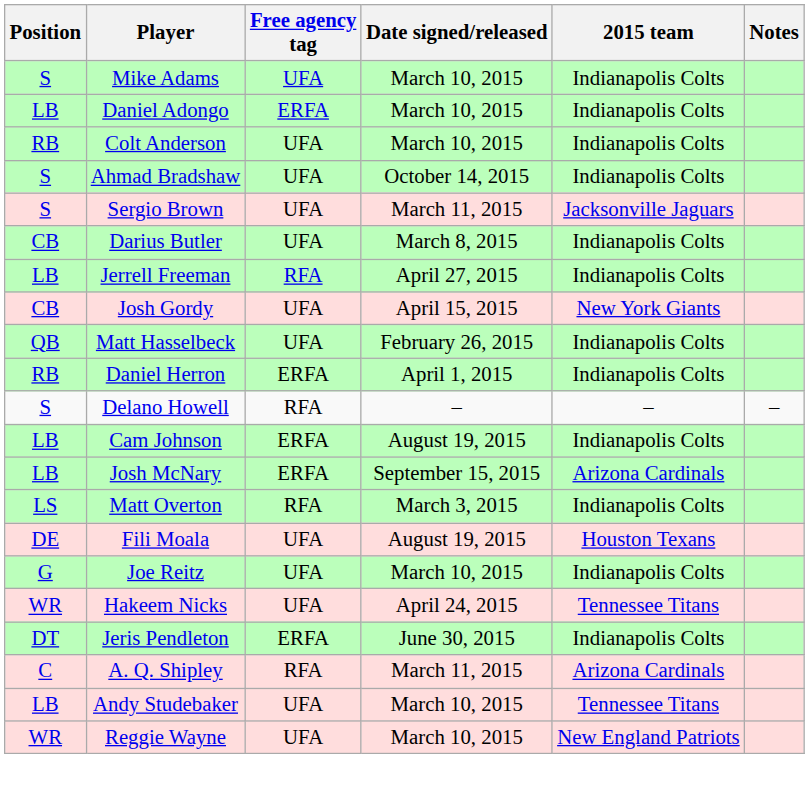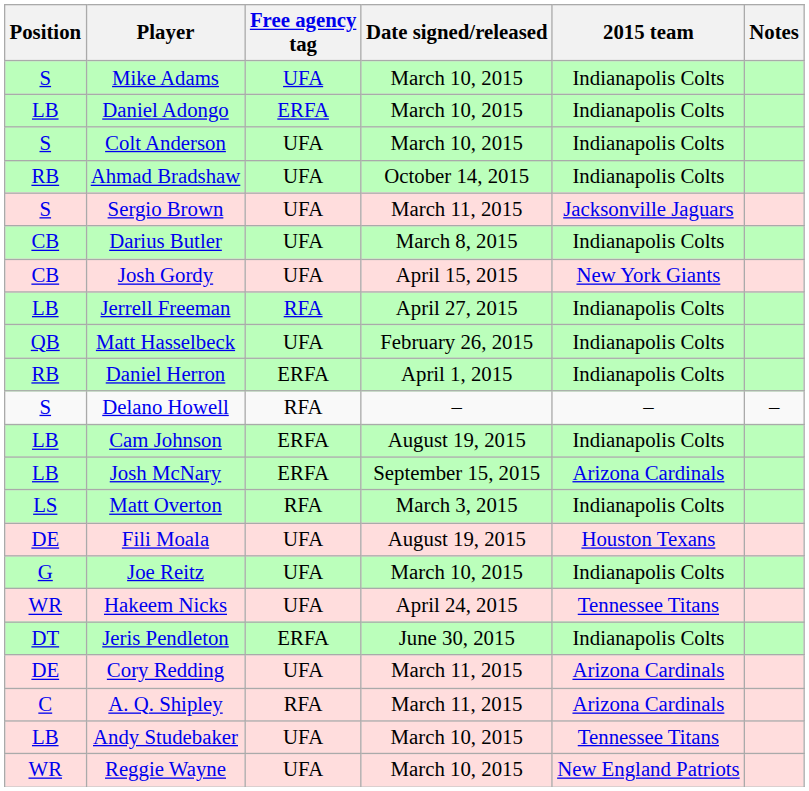(45, 143) RB -> (45, 143) S
(45, 176) S -> (45, 176) RB
rows swapped: (165, 275) <-> (166, 308)
+ row: (166, 671)
